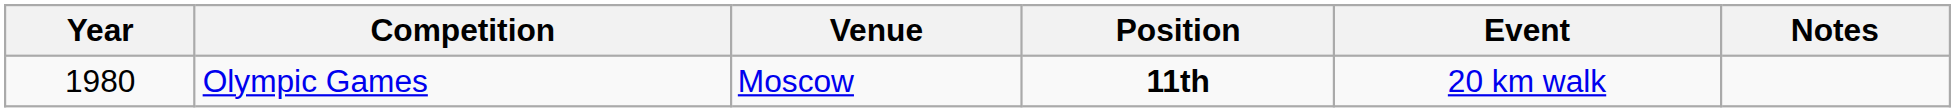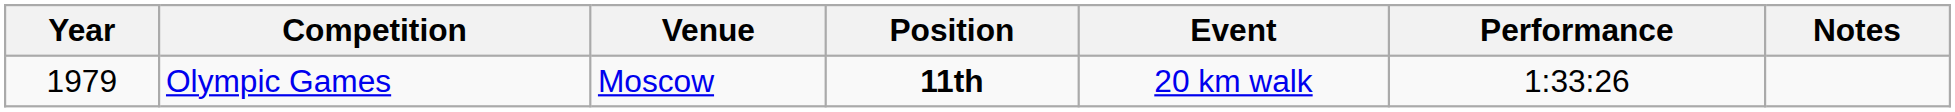+ column: (1577, 31)
(100, 81) 1980 -> (82, 81) 1979
